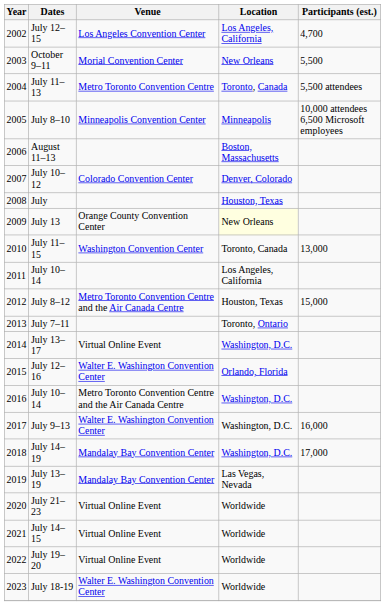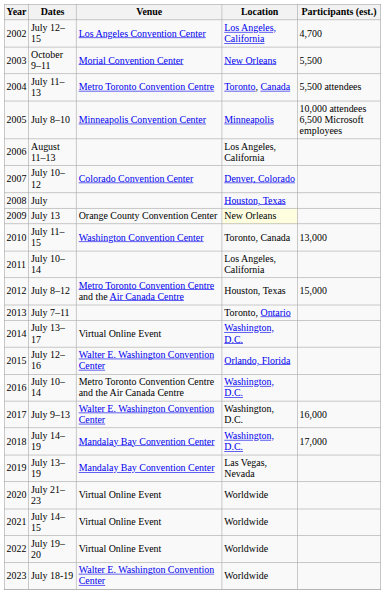(250, 152) Boston, Massachusetts -> (250, 152) Los Angeles, California
